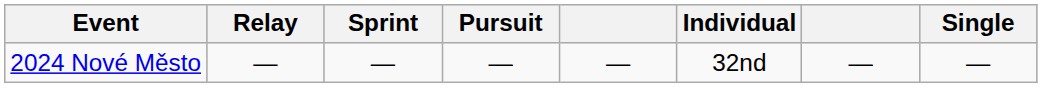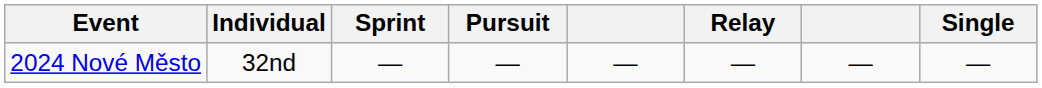columns swapped: (739, 23) <-> (265, 23)
